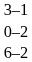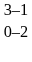- row: (16, 53)
